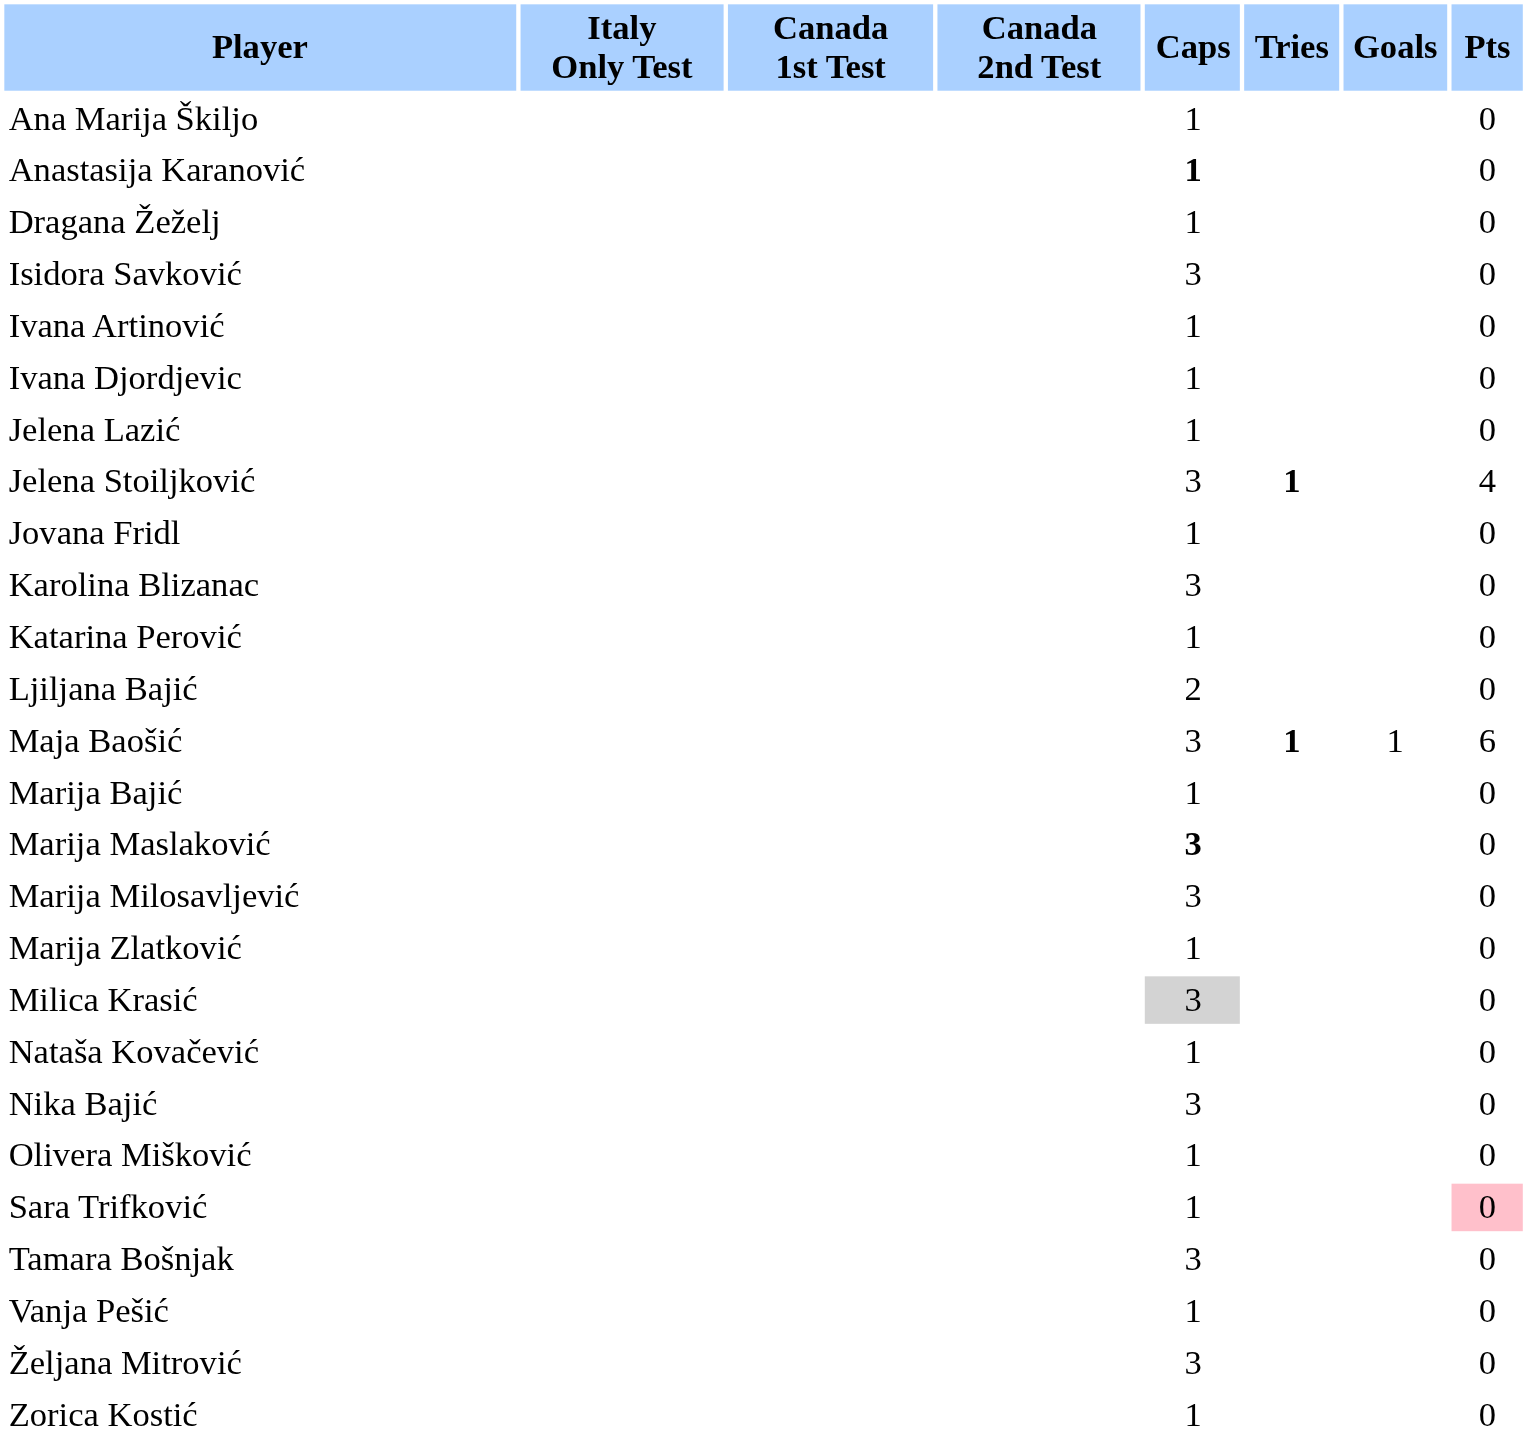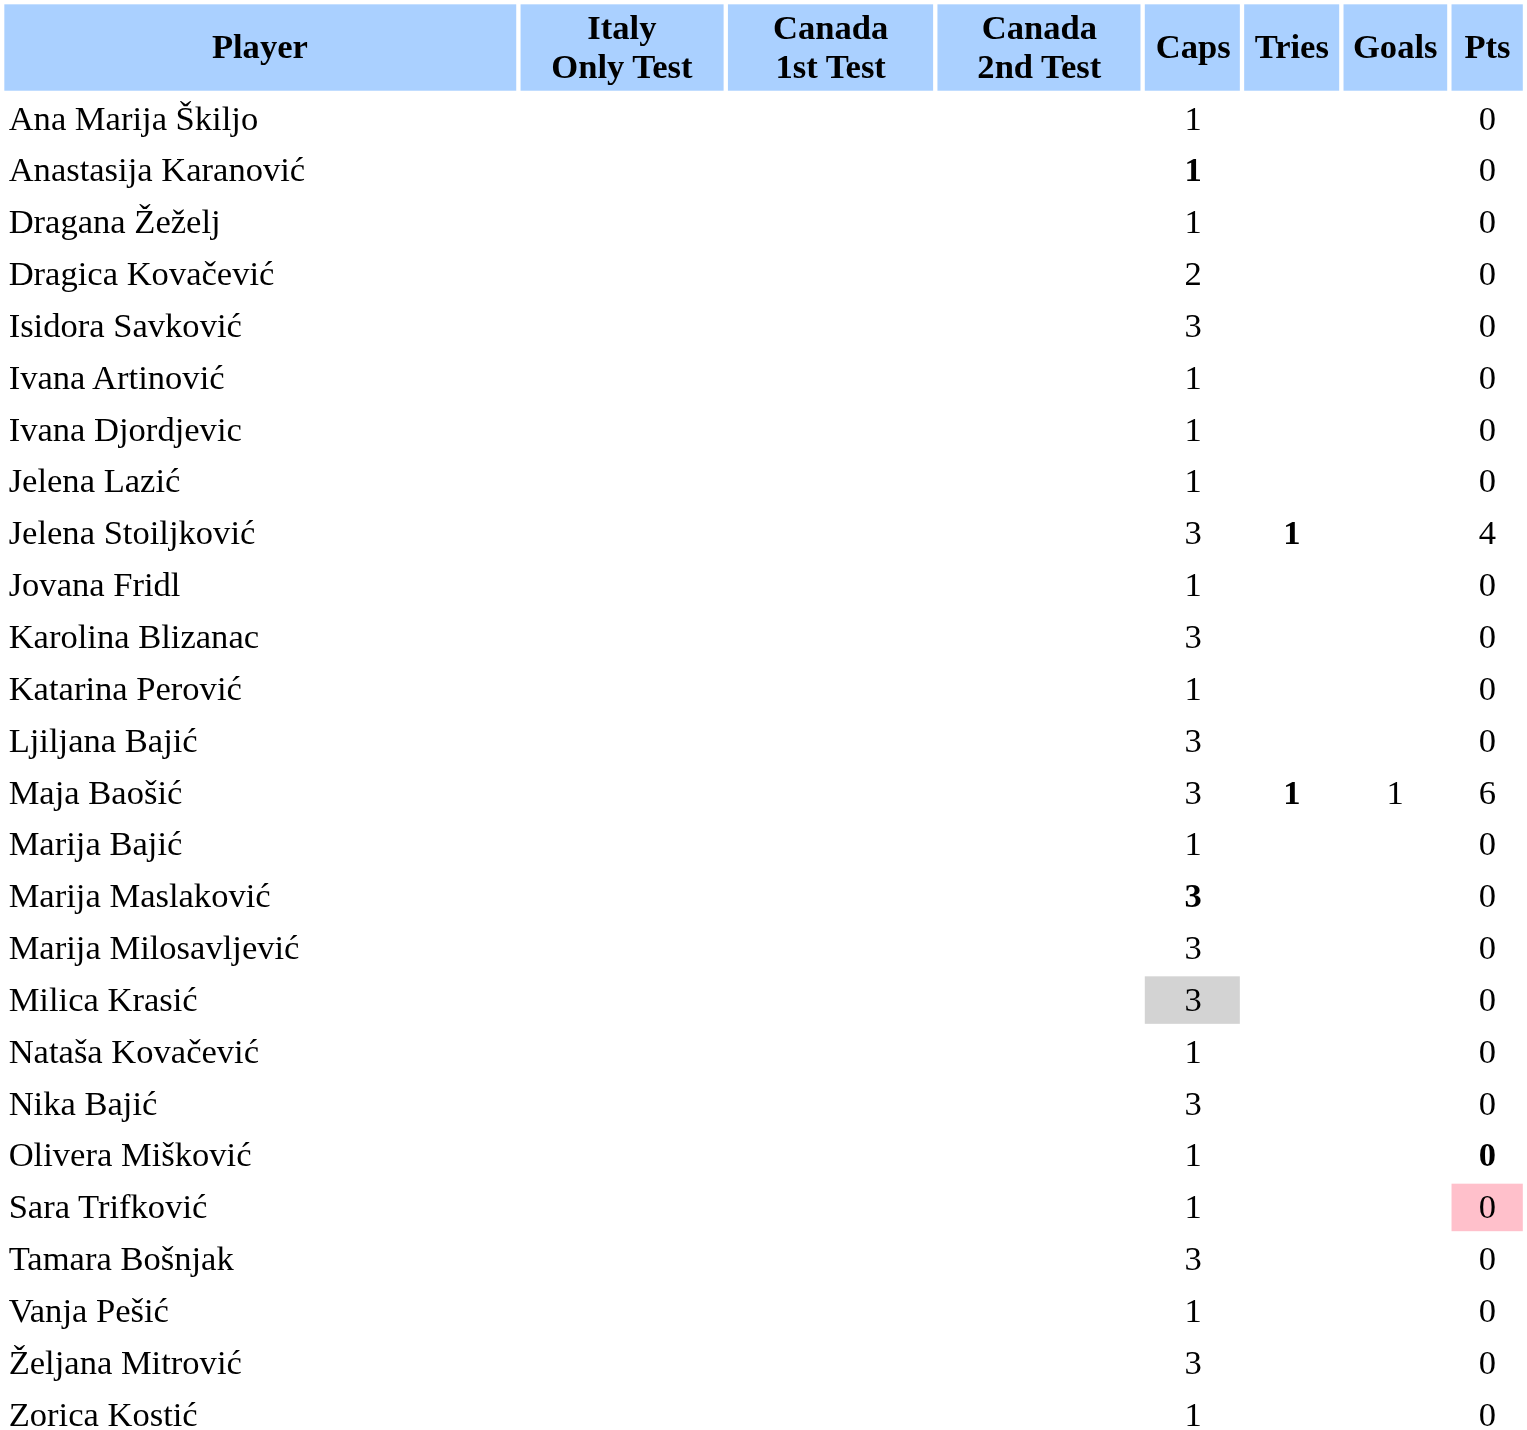+ row: (142, 273)
(1193, 688) 2 -> (1193, 740) 3
- row: (125, 947)
(1487, 1155) normal -> (1487, 1155) bold
